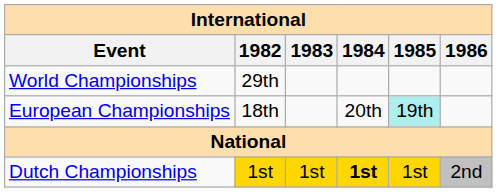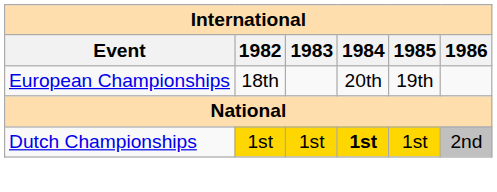- row: (103, 80)
(415, 111) paleturquoise background -> (415, 80) no background
